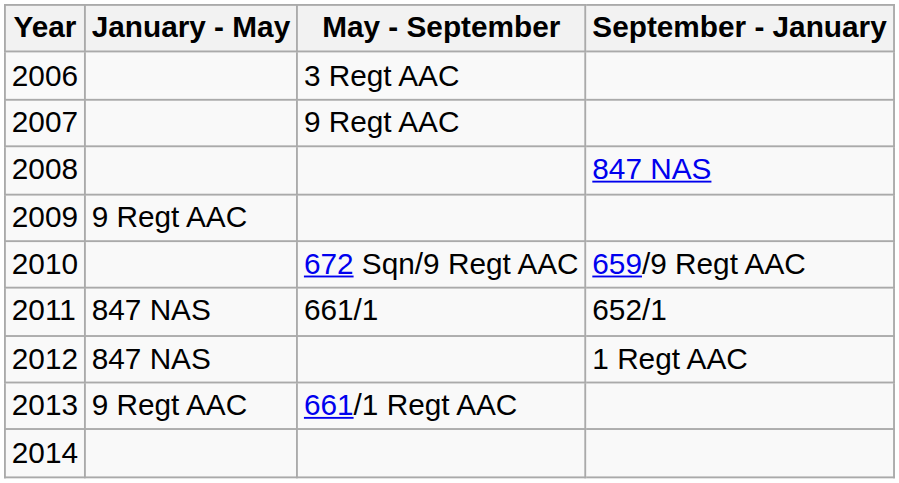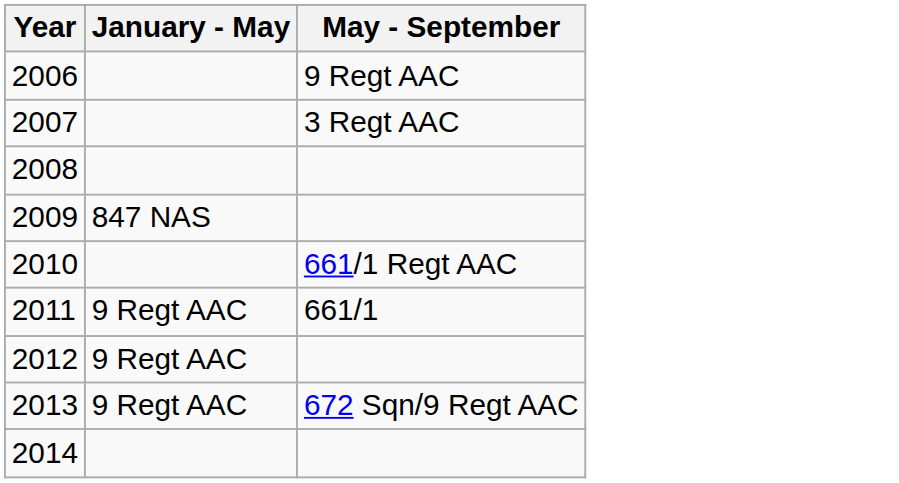- column: (740, 28)
(382, 75) 3 Regt AAC -> (382, 75) 9 Regt AAC
(382, 122) 9 Regt AAC -> (382, 122) 3 Regt AAC
(169, 216) 9 Regt AAC -> (151, 216) 847 NAS
(441, 264) 672 Sqn/9 Regt AAC -> (411, 264) 661/1 Regt AAC
(151, 311) 847 NAS -> (169, 311) 9 Regt AAC
(151, 358) 847 NAS -> (169, 358) 9 Regt AAC
(411, 405) 661/1 Regt AAC -> (441, 405) 672 Sqn/9 Regt AAC
